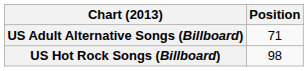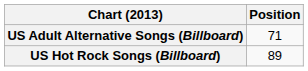(275, 55) 98 -> (275, 55) 89
